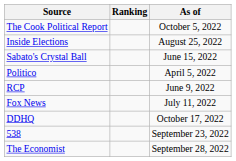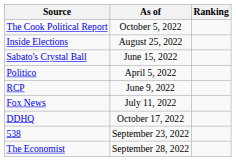columns swapped: (130, 12) <-> (190, 12)
